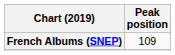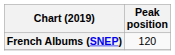(147, 41) 109 -> (147, 41) 120
